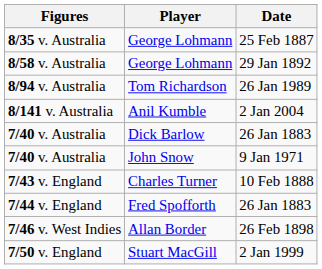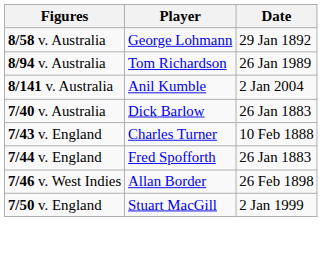- row: (57, 39)
- row: (57, 157)
